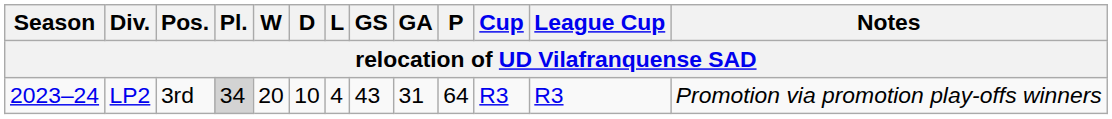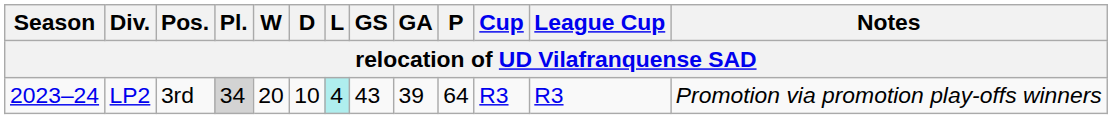(337, 95) no background -> (337, 95) paleturquoise background
(411, 95) 31 -> (411, 95) 39
